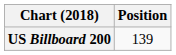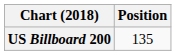(142, 38) 139 -> (142, 38) 135
